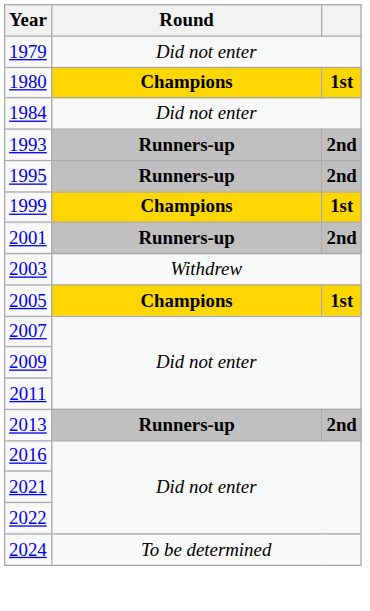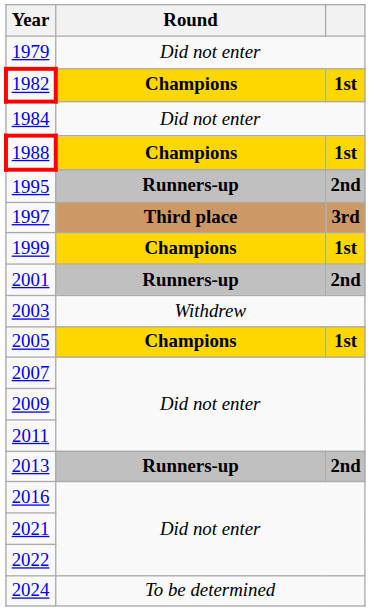- row: (28, 82)
+ row: (31, 85)
+ row: (31, 152)
- row: (28, 144)
+ row: (31, 217)
